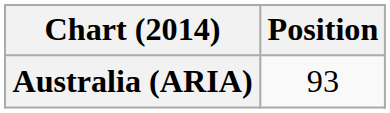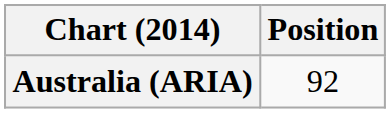(323, 81) 93 -> (323, 81) 92
